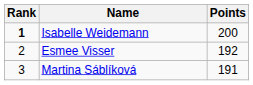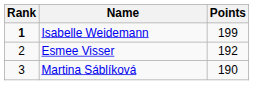(228, 32) 200 -> (228, 32) 199
(228, 70) 191 -> (228, 70) 190
